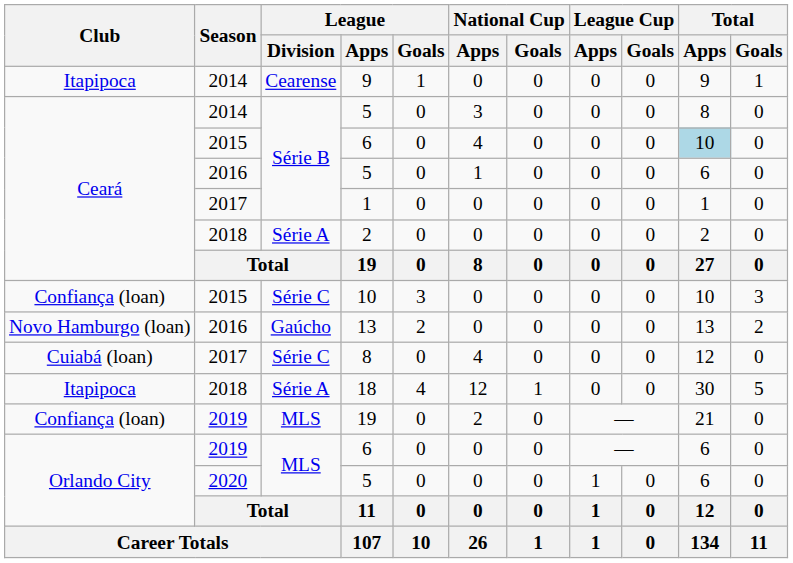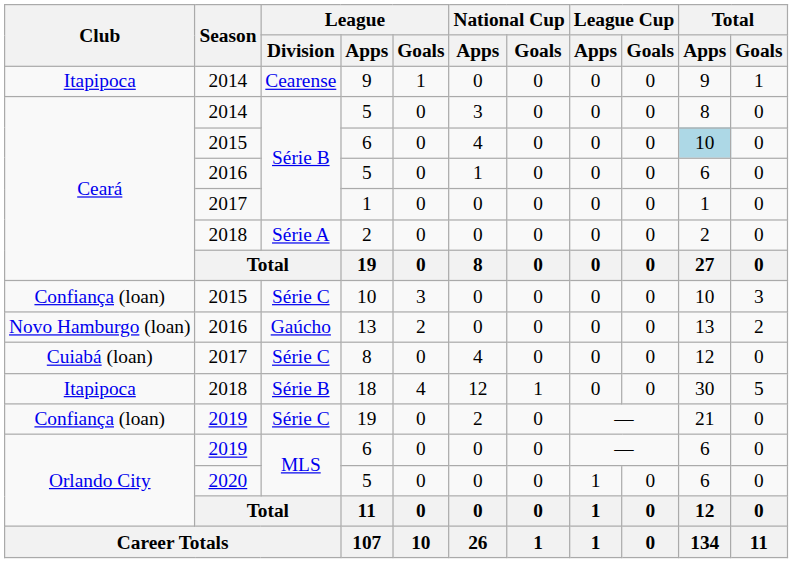(301, 388) Série A -> (301, 388) Série B
(301, 419) MLS -> (301, 419) Série C
